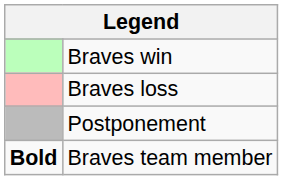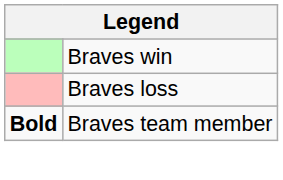- row: (137, 124)
